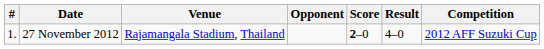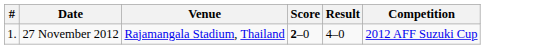- column: (317, 14)
